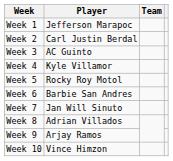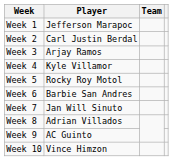(69, 53) AC Guinto -> (74, 53) Arjay Ramos
(74, 135) Arjay Ramos -> (69, 135) AC Guinto
